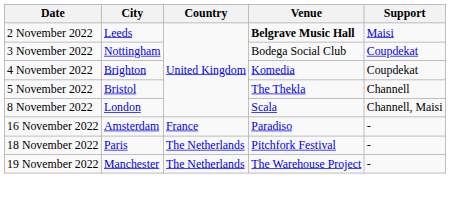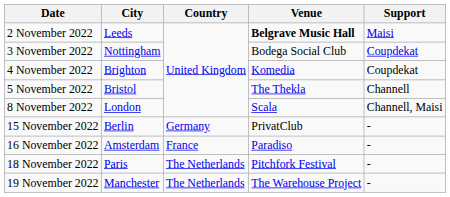+ row: (53, 126)
